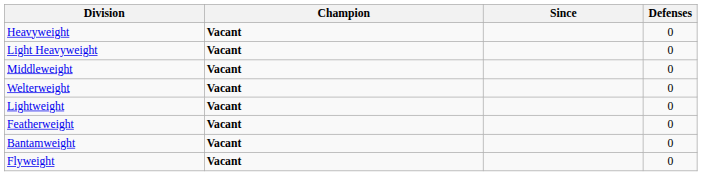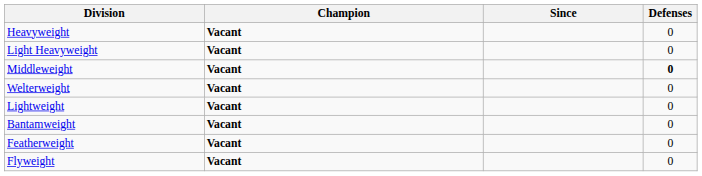(670, 69) normal -> (670, 69) bold
rows swapped: (40, 124) <-> (41, 143)
